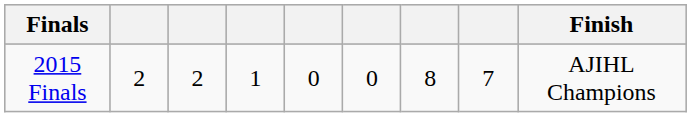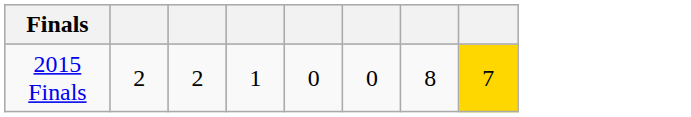- column: (601, 24)
(488, 77) no background -> (488, 77) gold background
